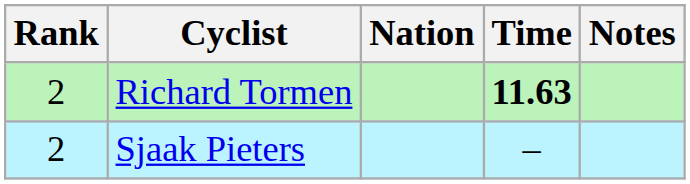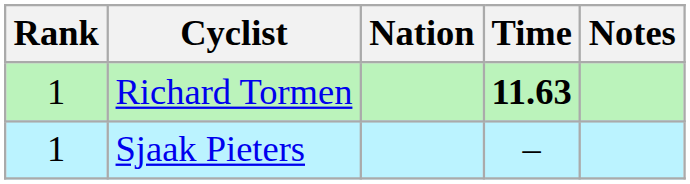(56, 91) 2 -> (56, 91) 1
(56, 149) 2 -> (56, 149) 1
